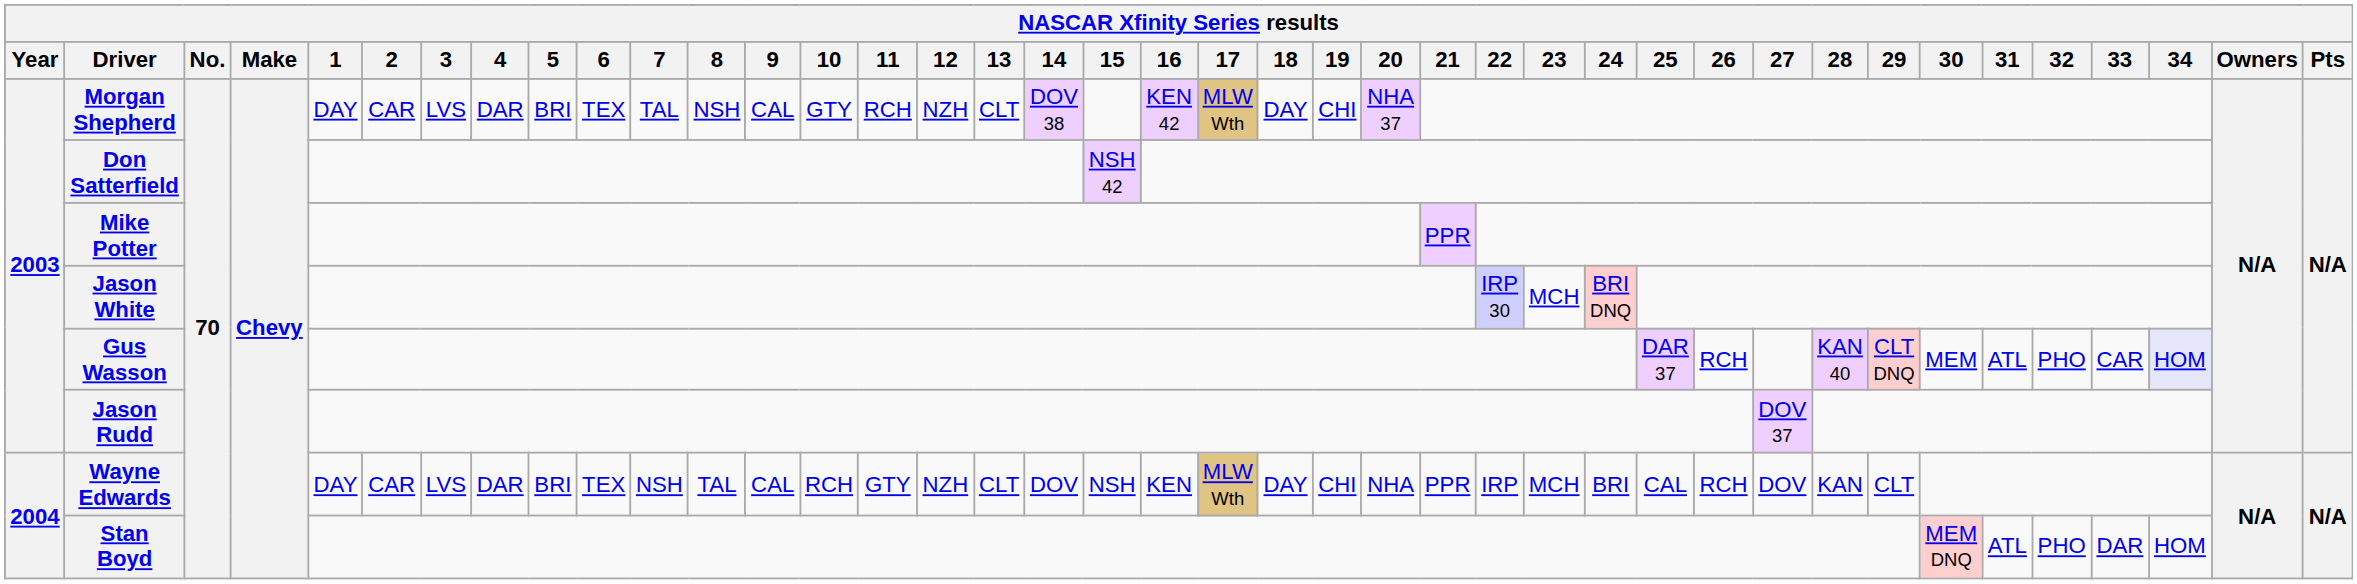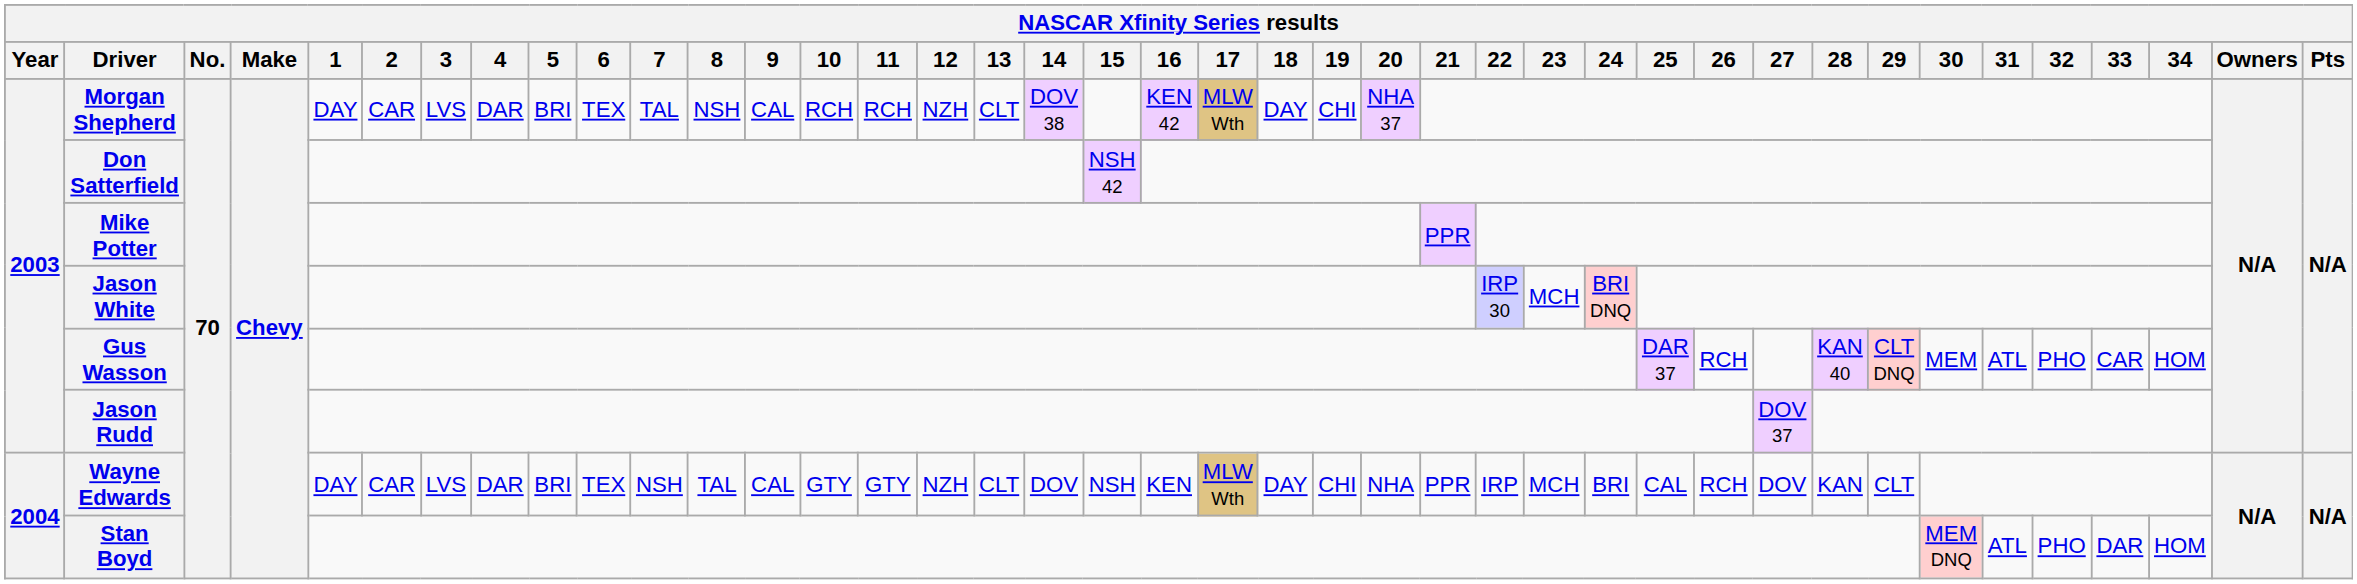(829, 109) GTY -> (829, 109) RCH
(2180, 359) lavender background -> (2180, 359) no background
(829, 484) RCH -> (829, 484) GTY
